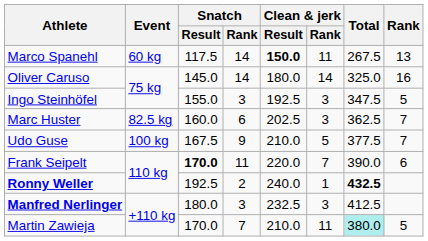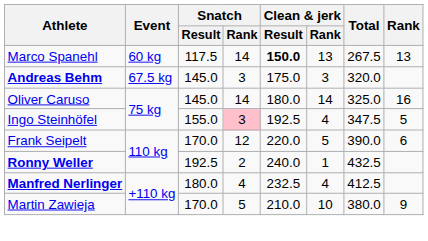(325, 57) 11 -> (325, 57) 13
+ row: (55, 78)
(242, 99) no background -> (242, 120) pink background
(325, 99) 3 -> (325, 120) 4
- row: (44, 120)
- row: (38, 141)
(201, 162) bold -> (201, 141) normal
(242, 162) 11 -> (242, 141) 12
(325, 162) 7 -> (325, 141) 5
(364, 184) bold -> (364, 162) normal
(242, 205) 3 -> (242, 184) 4
(325, 205) 3 -> (325, 184) 4
(242, 226) 7 -> (242, 205) 5
(325, 226) 11 -> (325, 205) 10
(364, 226) paleturquoise background -> (364, 205) no background
(403, 226) 5 -> (403, 205) 9
